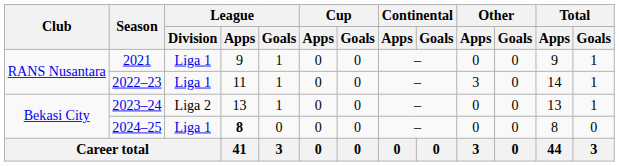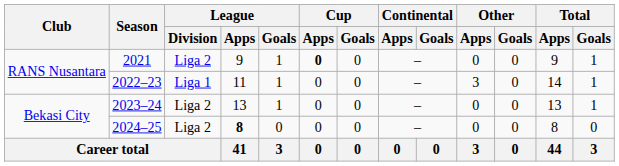(193, 60) Liga 1 -> (193, 60) Liga 2
(318, 60) normal -> (318, 60) bold
(193, 127) Liga 1 -> (193, 127) Liga 2
